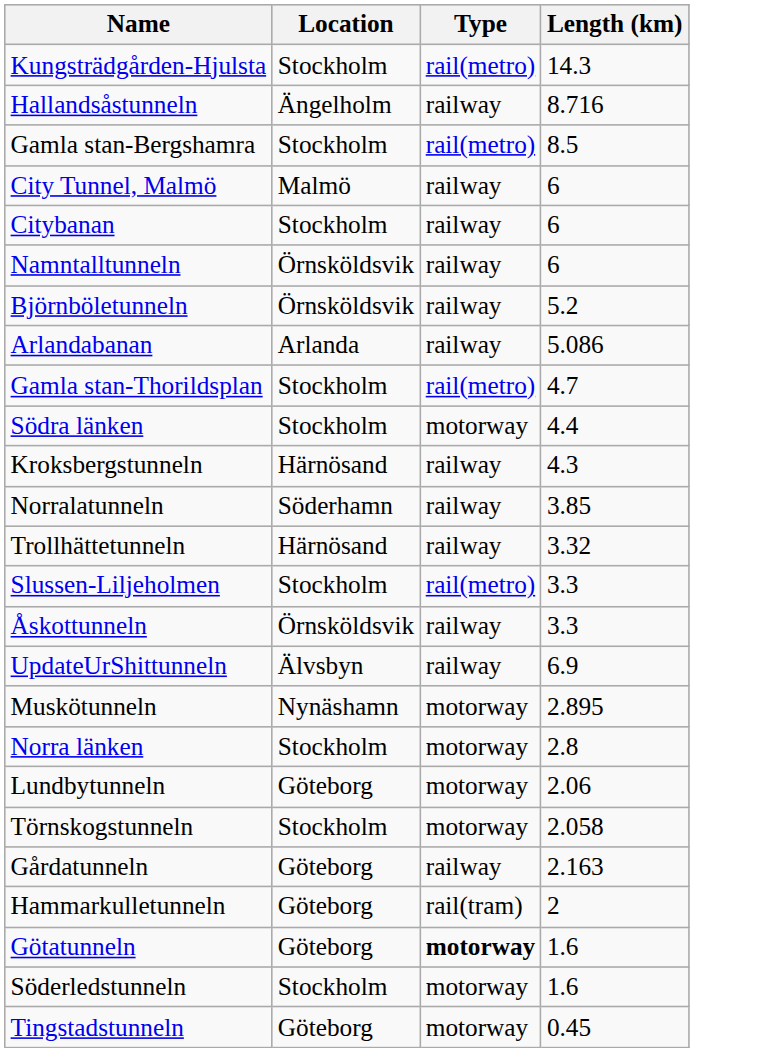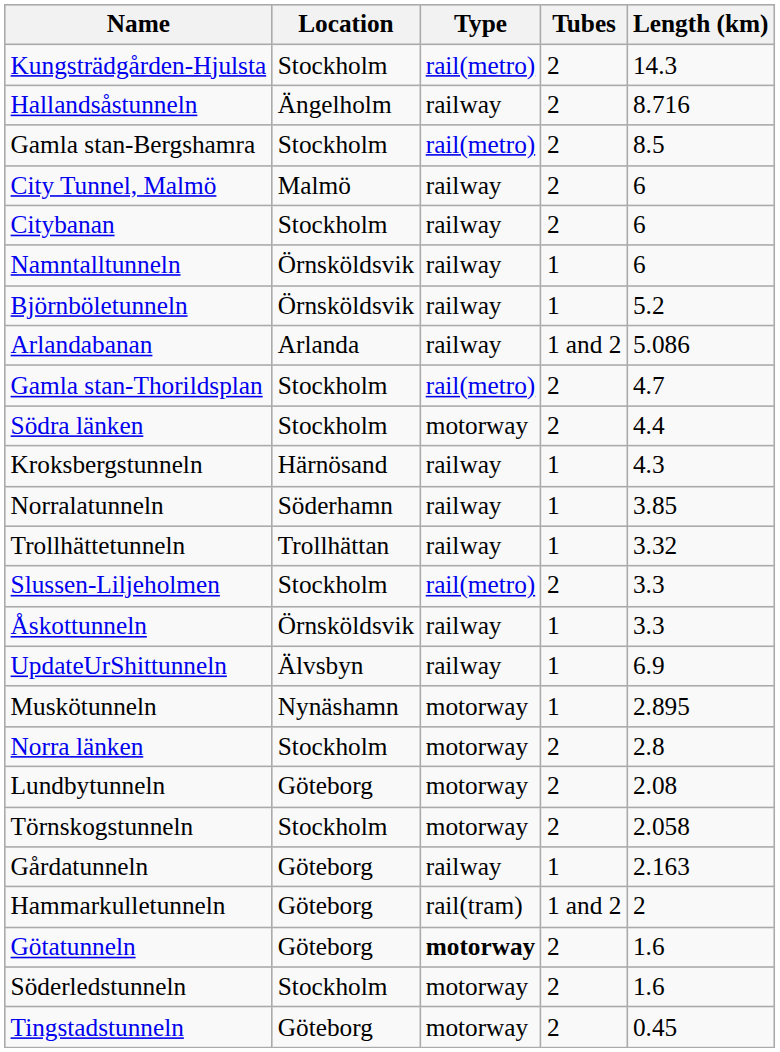+ column: (584, 24)
(333, 545) Härnösand -> (334, 545) Trollhättan
(569, 786) 2.06 -> (655, 786) 2.08
